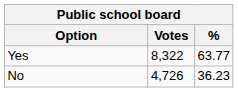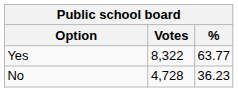(167, 76) 4,726 -> (167, 76) 4,728
